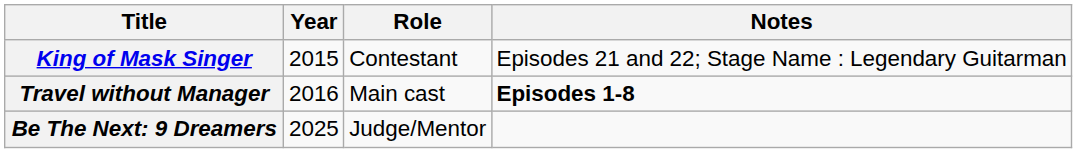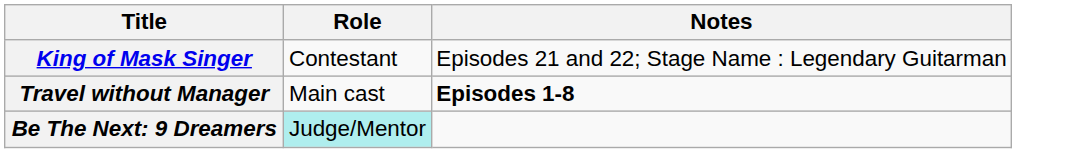- column: (314, 22)
(418, 128) no background -> (357, 128) paleturquoise background
